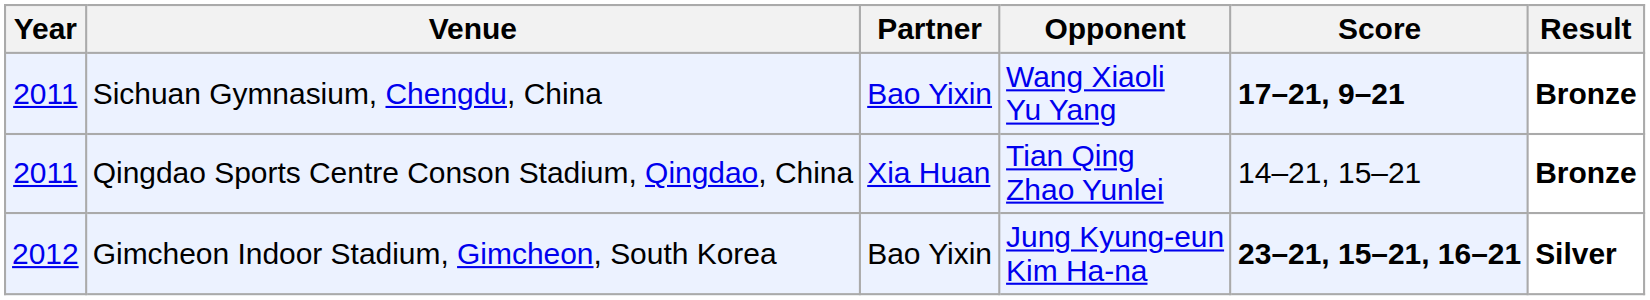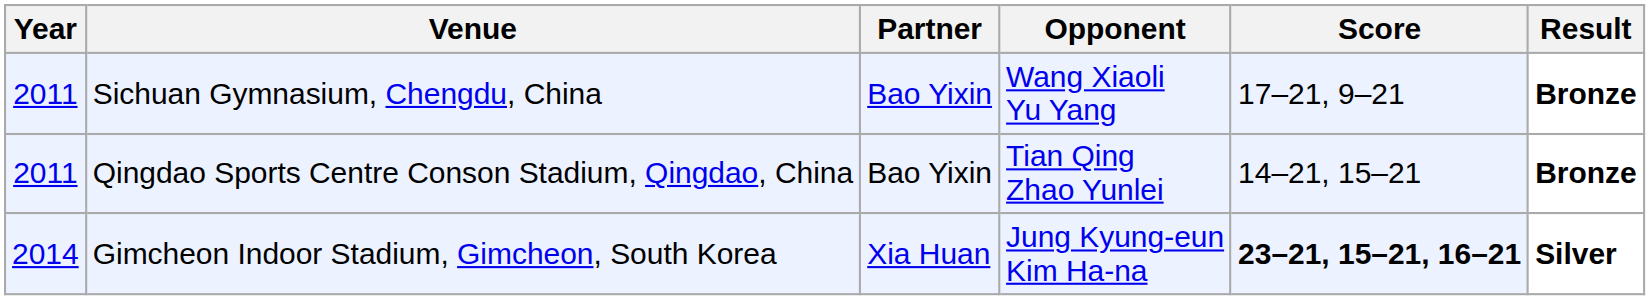(1321, 93) bold -> (1321, 93) normal
(929, 174) Xia Huan -> (930, 174) Bao Yixin
(45, 254) 2012 -> (45, 254) 2014
(930, 254) Bao Yixin -> (929, 254) Xia Huan
